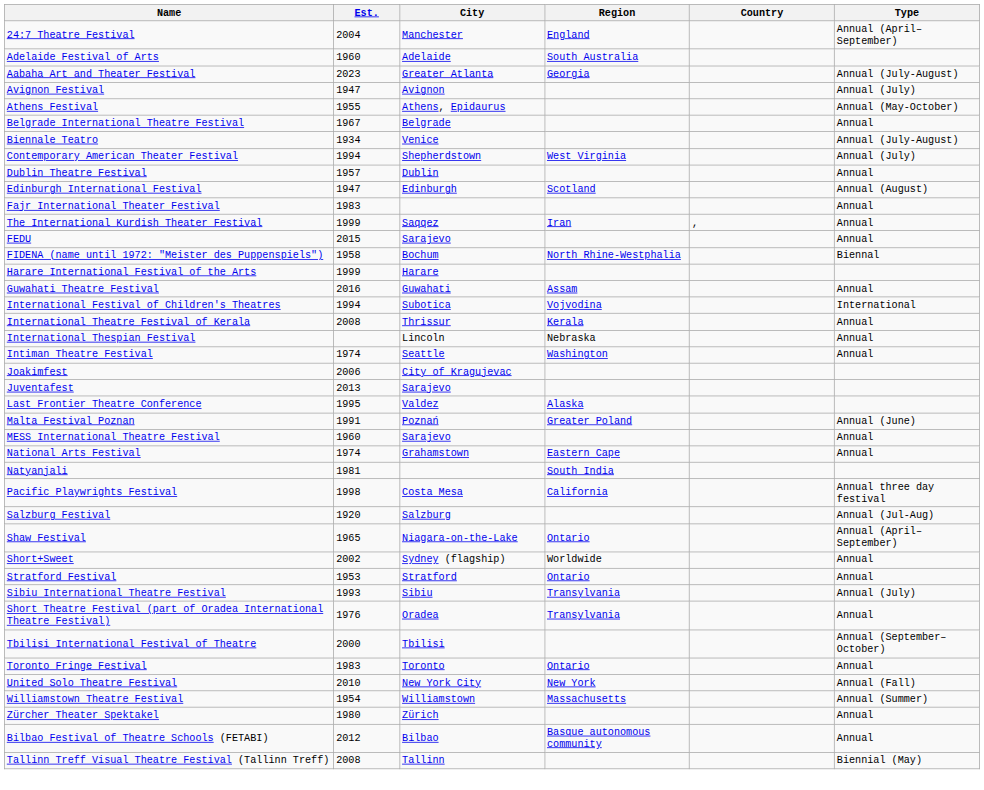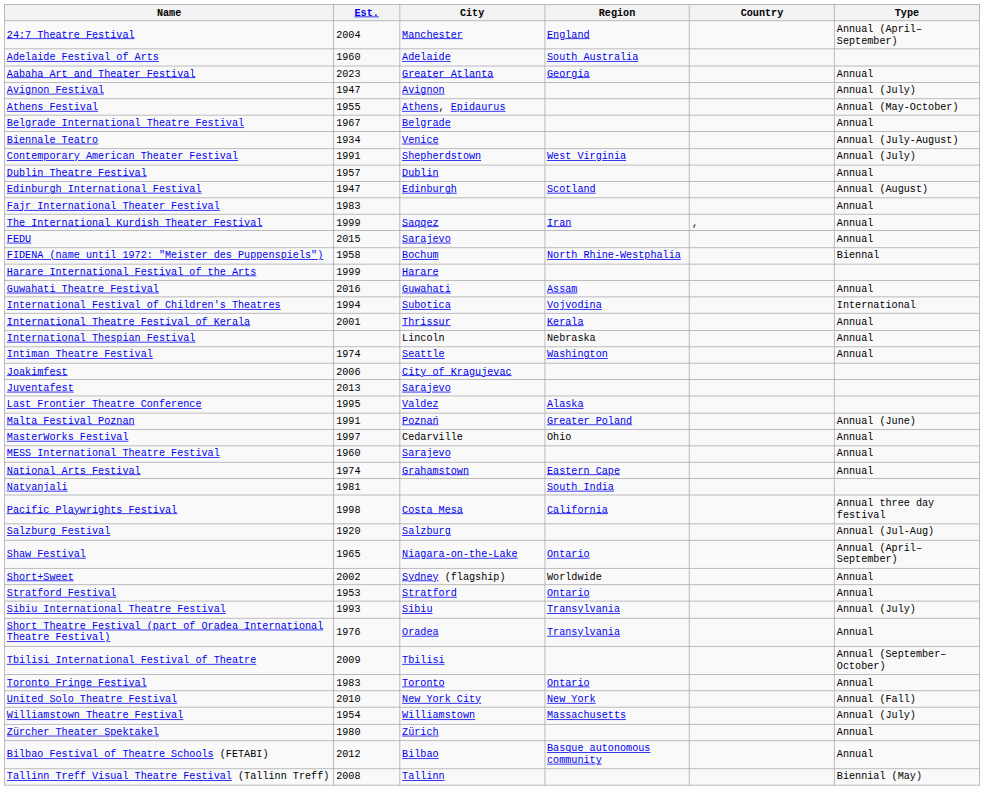(898, 74) Annual (July-August) -> (855, 74) Annual
(348, 157) 1994 -> (348, 157) 1991
(348, 322) 2008 -> (348, 322) 2001
+ row: (68, 438)
(348, 644) 2000 -> (348, 660) 2009
(882, 699) Annual (Summer) -> (876, 716) Annual (July)
